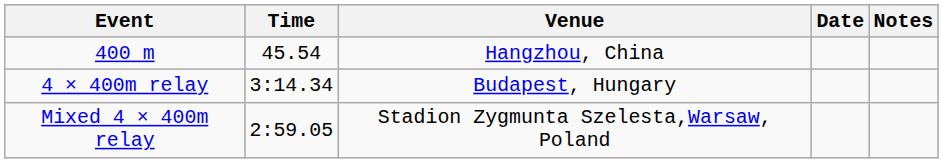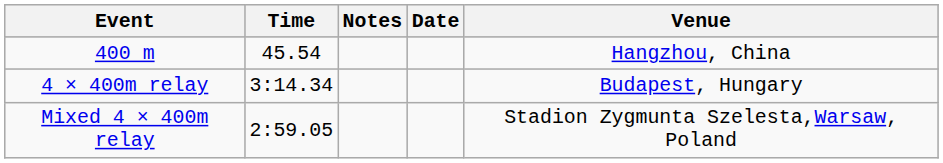columns swapped: (575, 21) <-> (903, 21)
